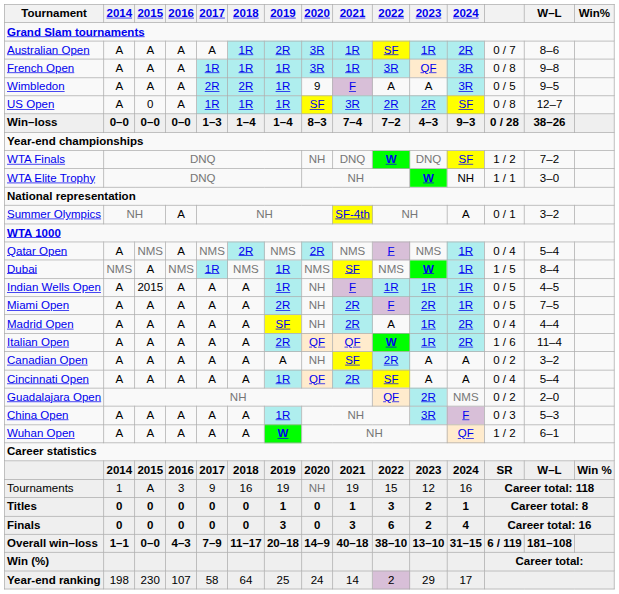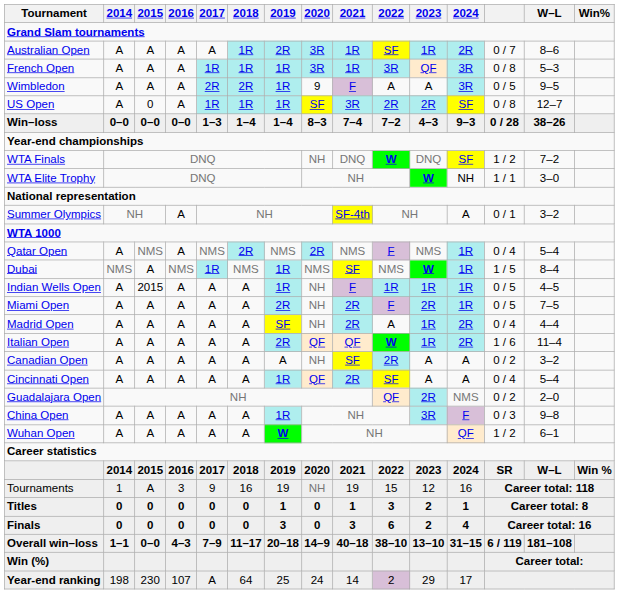(549, 68) 9–8 -> (549, 68) 5–3
(549, 415) 5–3 -> (549, 415) 9–8
(212, 580) 58 -> (212, 580) A
